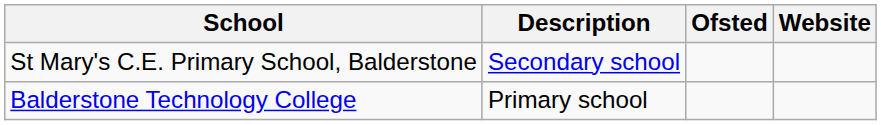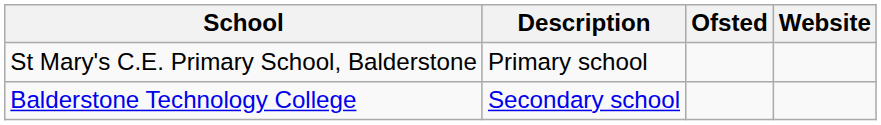(584, 61) Secondary school -> (568, 61) Primary school
(568, 100) Primary school -> (584, 100) Secondary school
